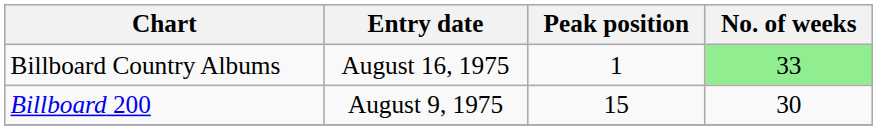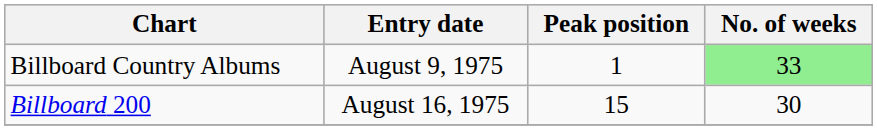(426, 64) August 16, 1975 -> (426, 64) August 9, 1975
(426, 104) August 9, 1975 -> (426, 104) August 16, 1975
